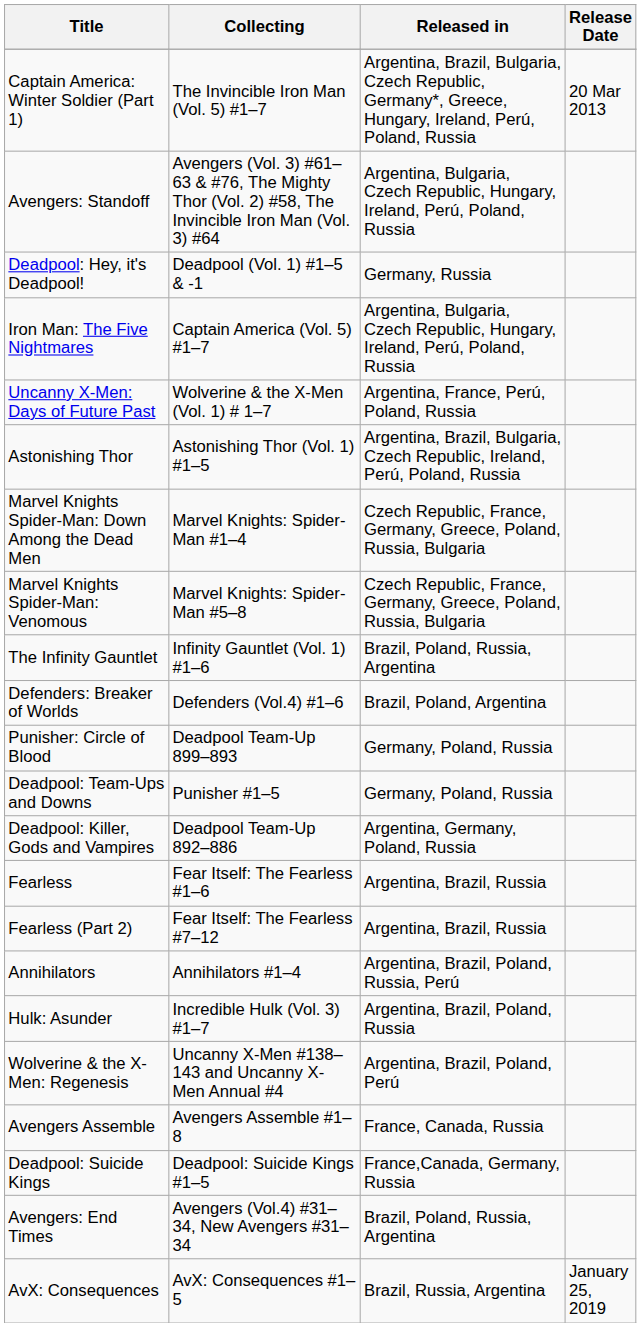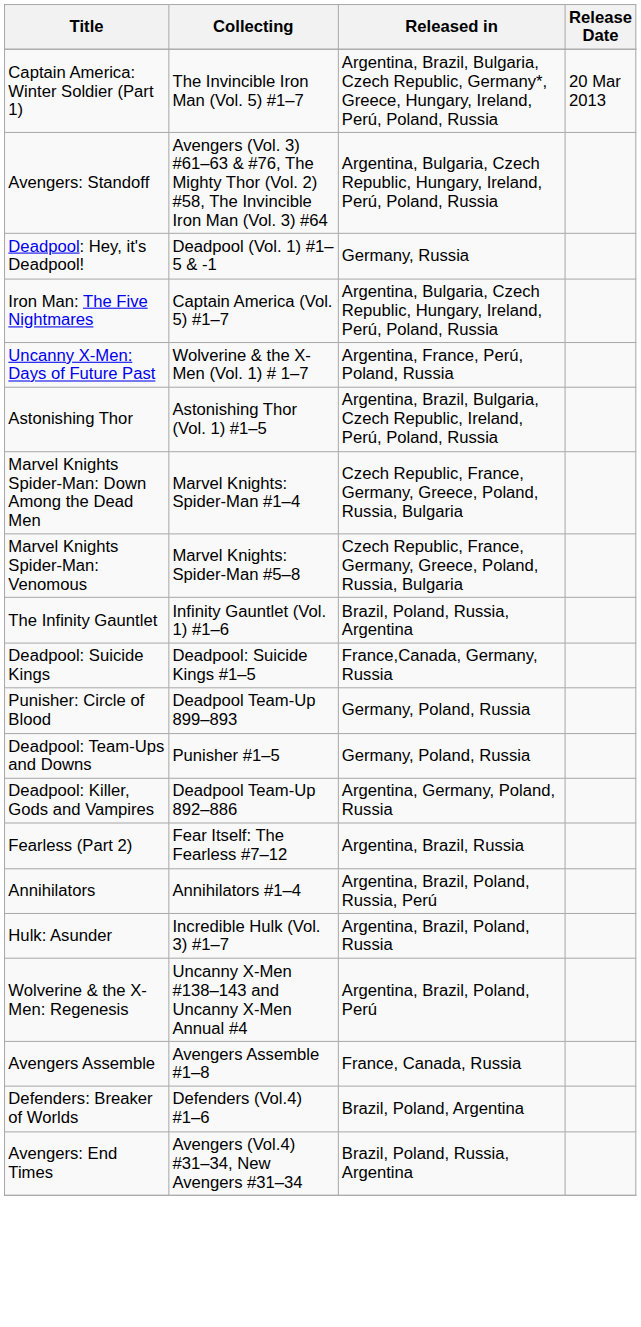rows swapped: (76, 1172) <-> (80, 702)
- row: (40, 883)
- row: (84, 1290)
